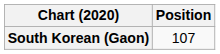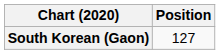(184, 37) 107 -> (184, 37) 127
